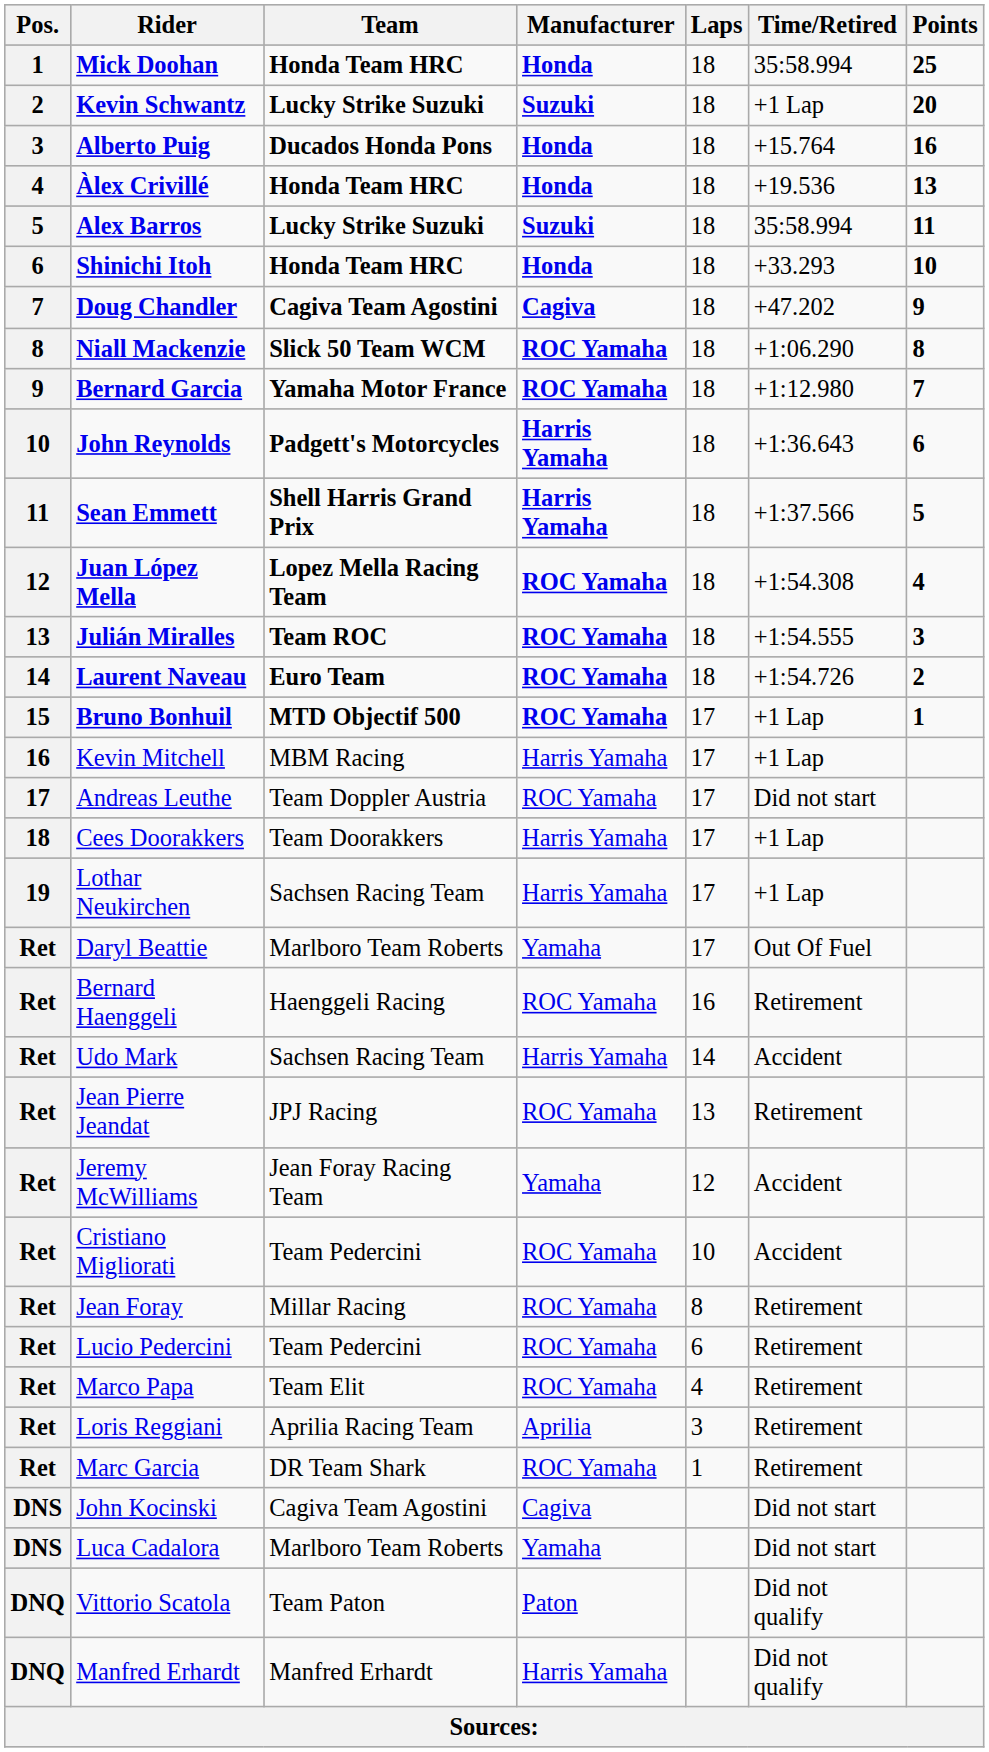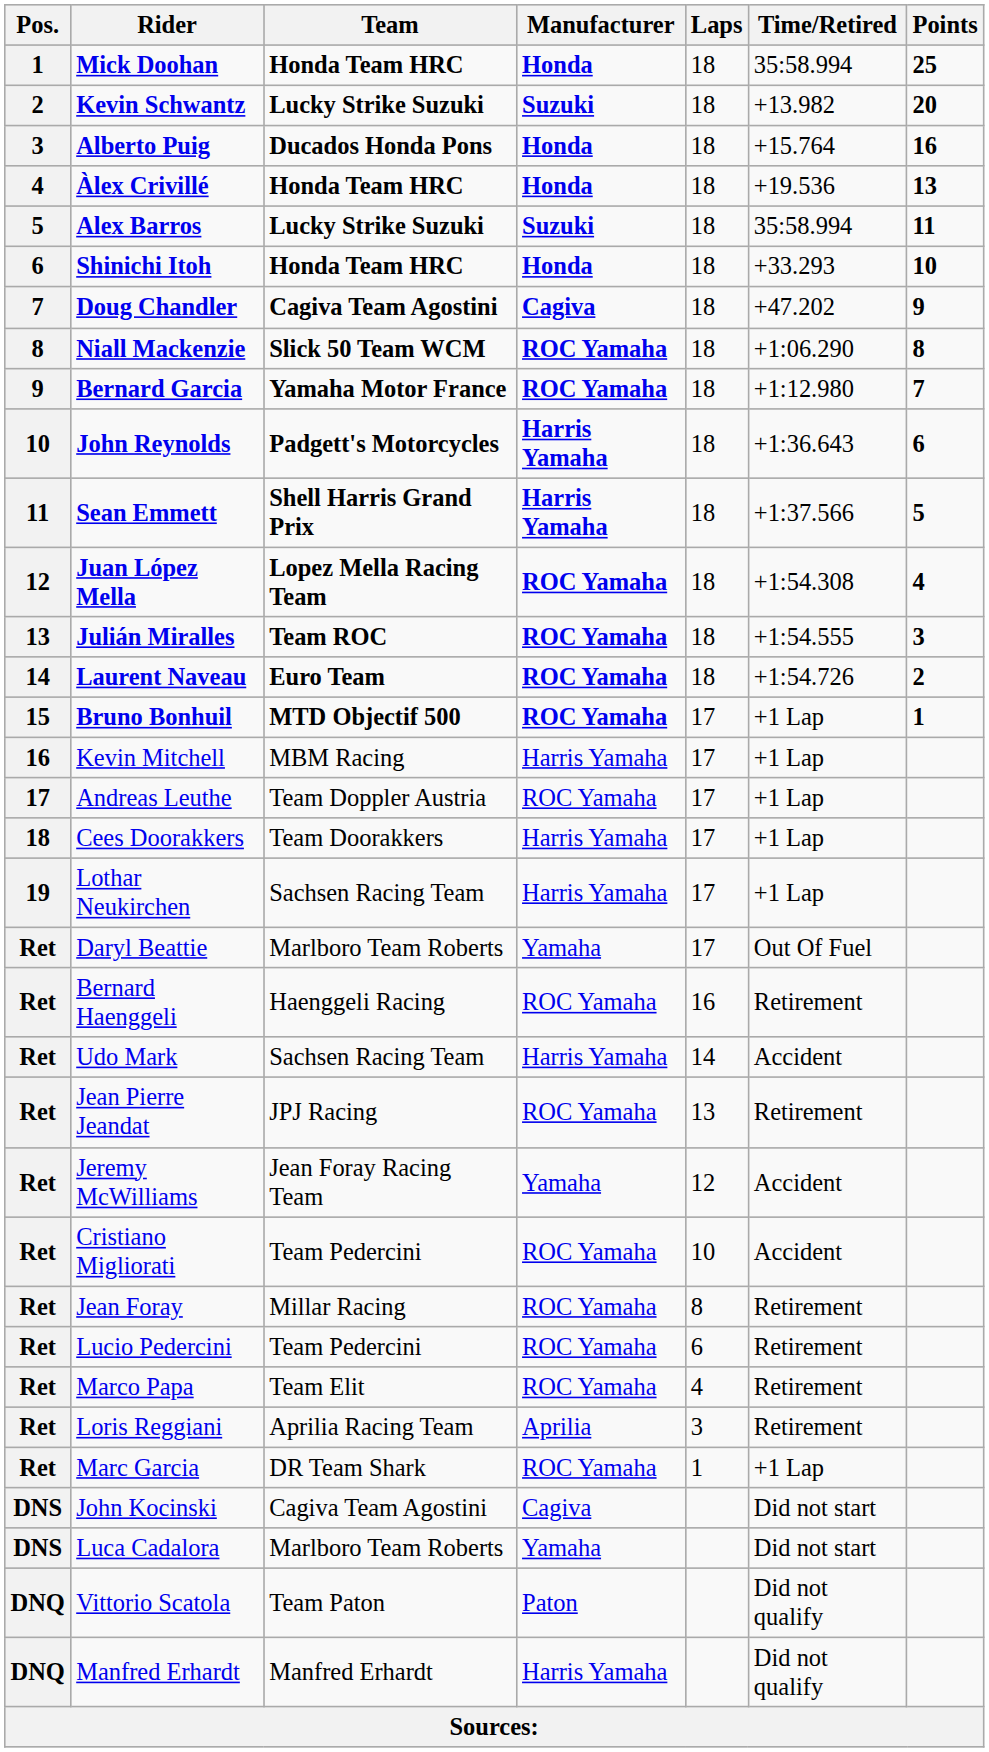(789, 105) +1 Lap -> (794, 105) +13.982
(815, 797) Did not start -> (789, 797) +1 Lap
(808, 1467) Retirement -> (789, 1467) +1 Lap
